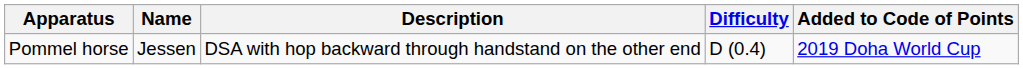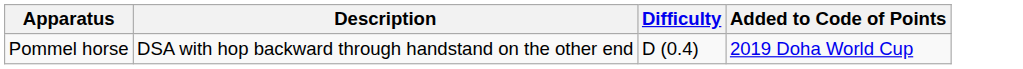- column: (166, 19)
